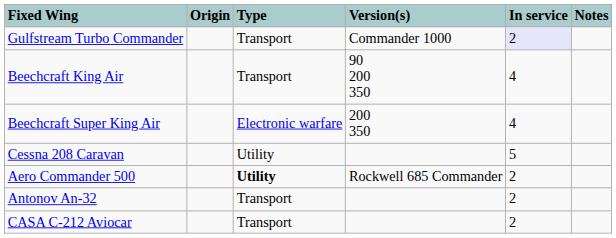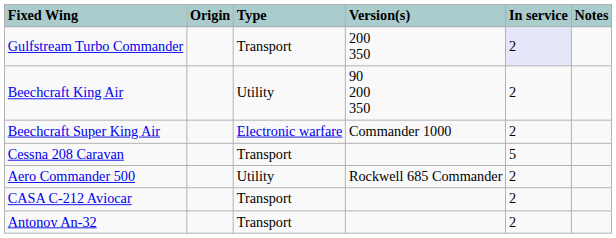(400, 38) Commander 1000 -> (360, 46) 200 350
(264, 76) Transport -> (255, 92) Utility
(513, 76) 4 -> (513, 92) 2
(360, 123) 200 350 -> (400, 131) Commander 1000
(513, 123) 4 -> (513, 131) 2
(255, 154) Utility -> (264, 154) Transport
(256, 176) bold -> (255, 176) normal
rows swapped: (70, 221) <-> (52, 199)
